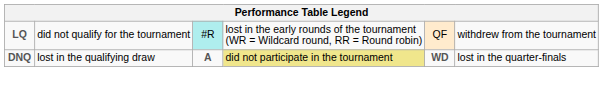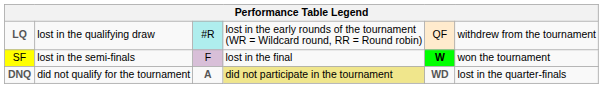(114, 36) did not qualify for the tournament -> (96, 36) lost in the qualifying draw
+ row: (20, 59)
(96, 59) lost in the qualifying draw -> (114, 75) did not qualify for the tournament
